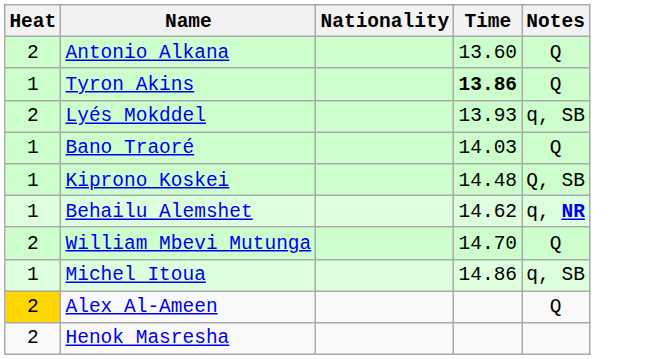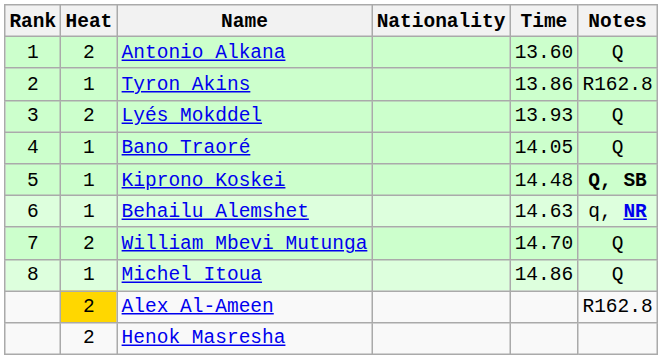+ column: (33, 21)
(488, 84) bold -> (544, 84) normal
(556, 84) Q -> (618, 84) R162.8
(556, 116) q, SB -> (618, 116) Q
(488, 148) 14.03 -> (544, 148) 14.05
(556, 180) normal -> (618, 180) bold
(488, 211) 14.62 -> (544, 211) 14.63
(556, 275) q, SB -> (618, 275) Q
(556, 307) Q -> (618, 307) R162.8
